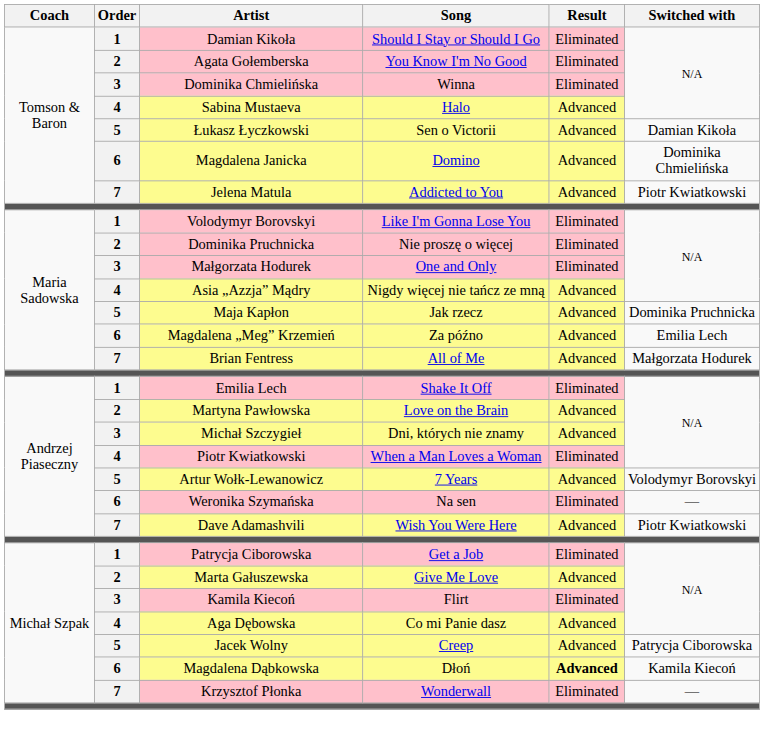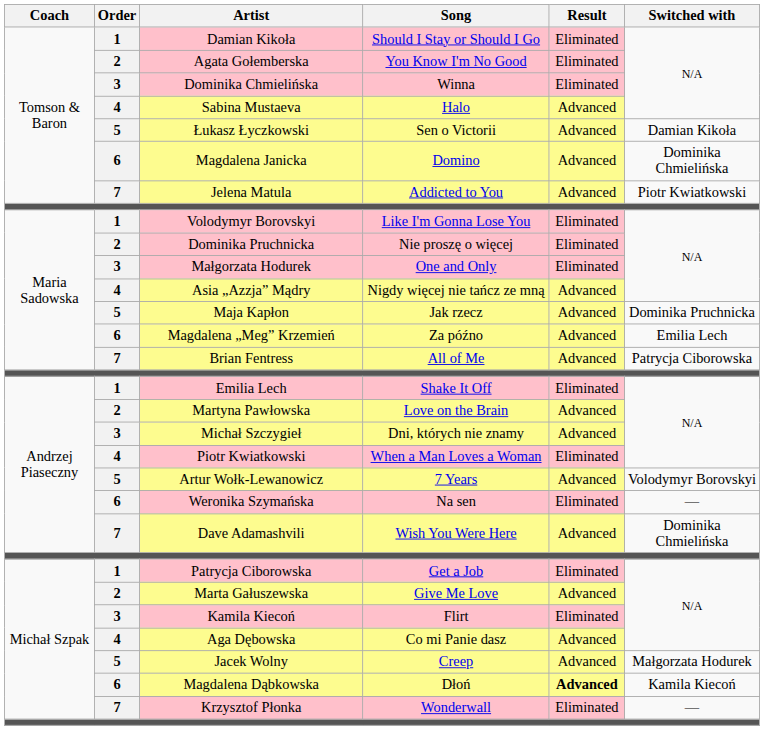(692, 358) Małgorzata Hodurek -> (692, 358) Patrycja Ciborowska
(692, 524) Piotr Kwiatkowski -> (692, 533) Dominika Chmielińska
(692, 645) Patrycja Ciborowska -> (692, 662) Małgorzata Hodurek
